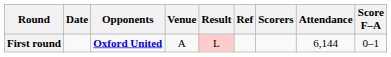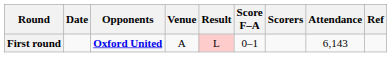columns swapped: (371, 19) <-> (245, 19)
(326, 43) 6,144 -> (335, 43) 6,143
